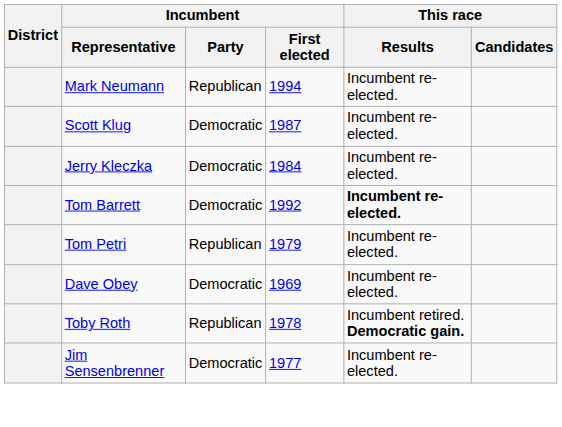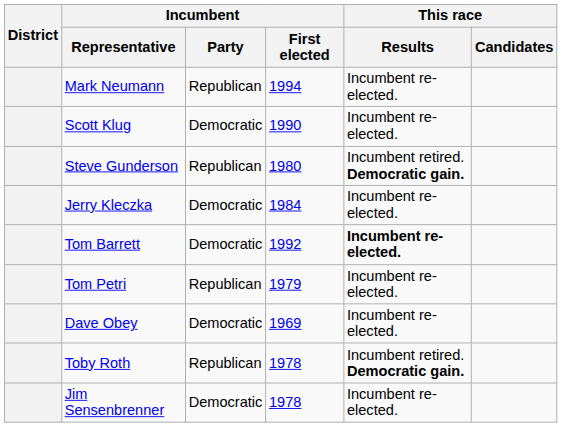(285, 126) 1987 -> (285, 126) 1990
+ row: (121, 165)
(285, 363) 1977 -> (285, 402) 1978
